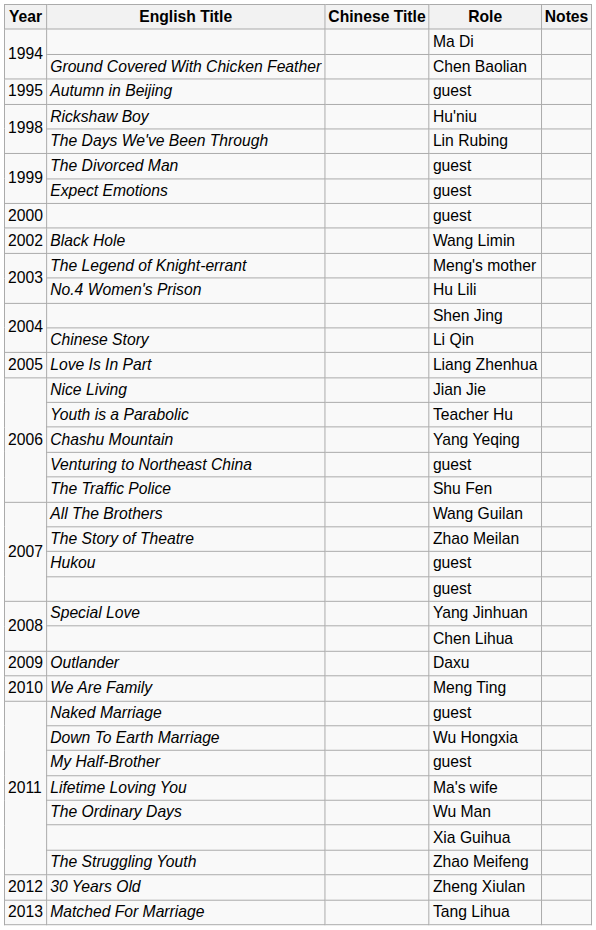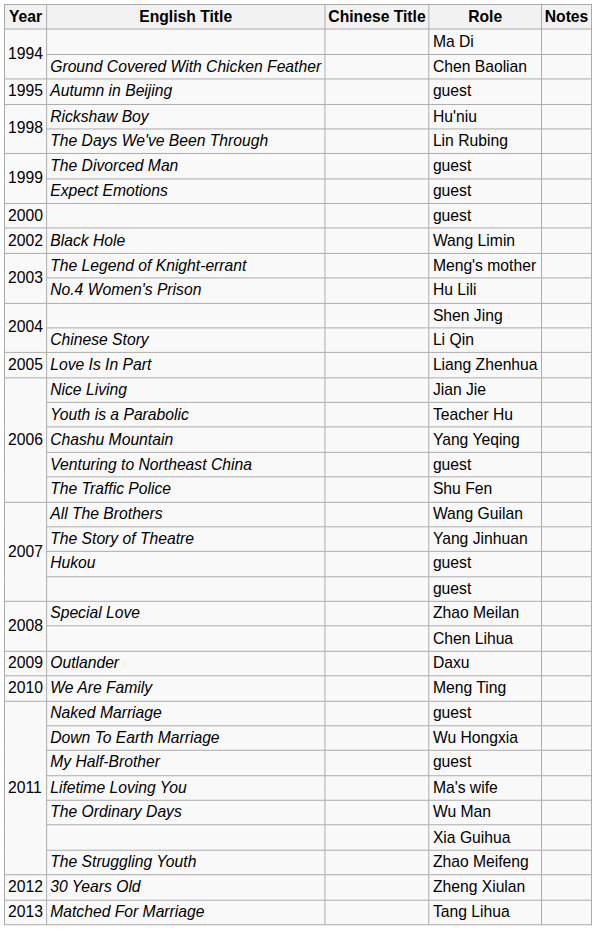(476, 539) Zhao Meilan -> (480, 539) Yang Jinhuan
(480, 613) Yang Jinhuan -> (476, 613) Zhao Meilan
